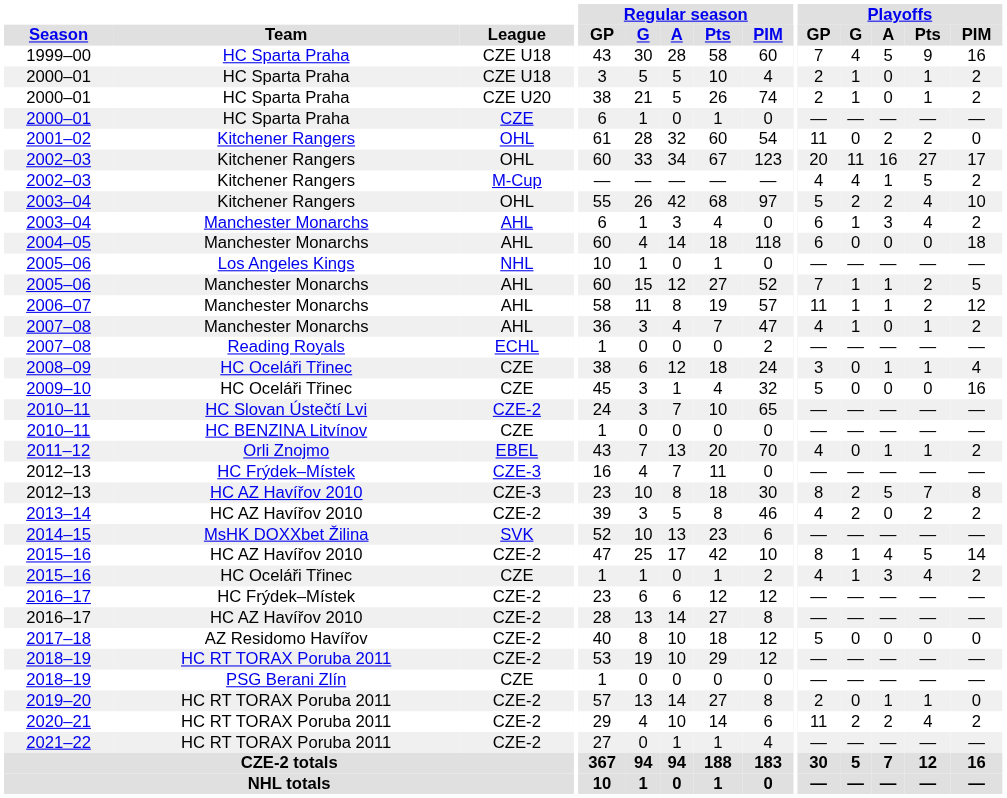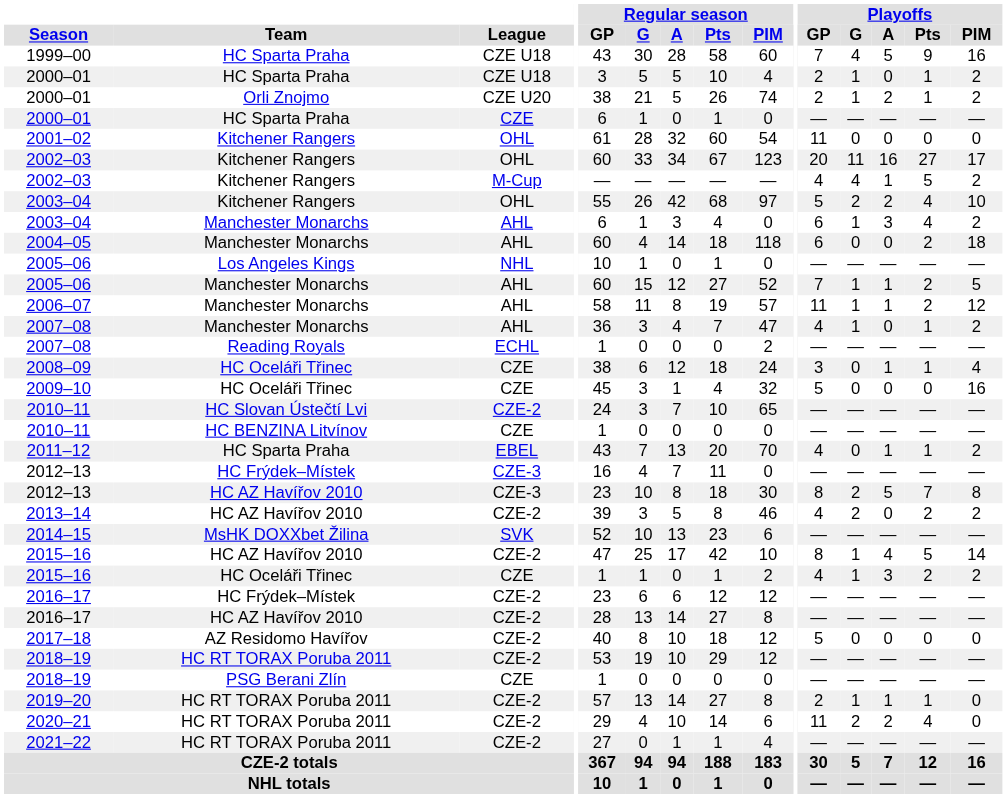(286, 97) HC Sparta Praha -> (286, 97) Orli Znojmo
(888, 97) 0 -> (888, 97) 2
(888, 139) 2 -> (888, 139) 0
(928, 139) 2 -> (928, 139) 0
(928, 243) 0 -> (928, 243) 2
(286, 451) Orli Znojmo -> (286, 451) HC Sparta Praha
(928, 575) 4 -> (928, 575) 2
(856, 700) 0 -> (856, 700) 1
(976, 721) 2 -> (976, 721) 0
